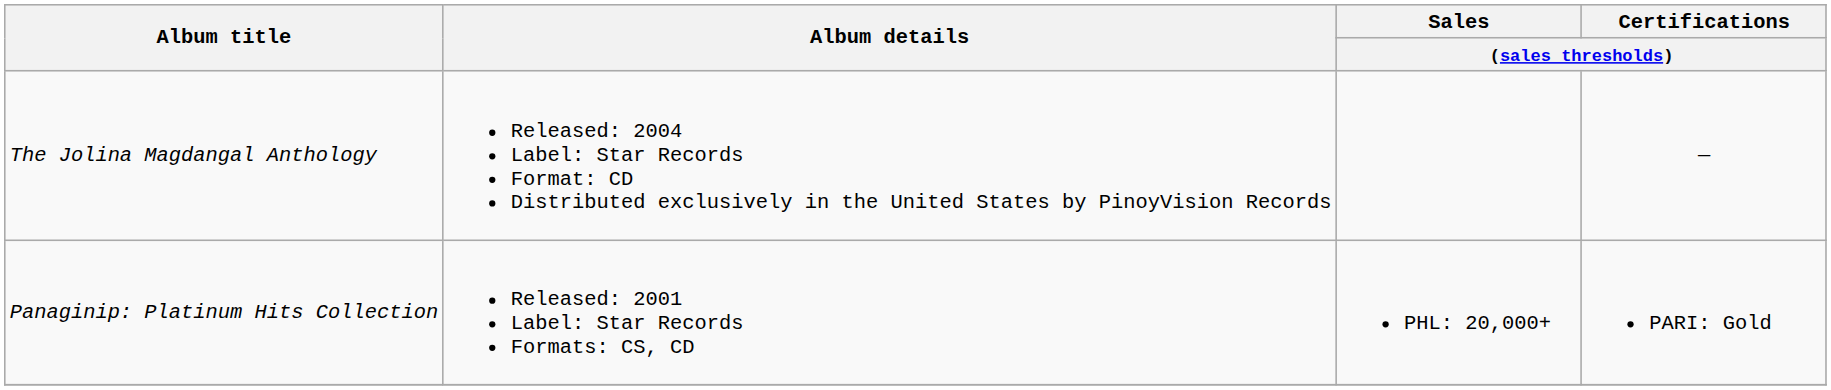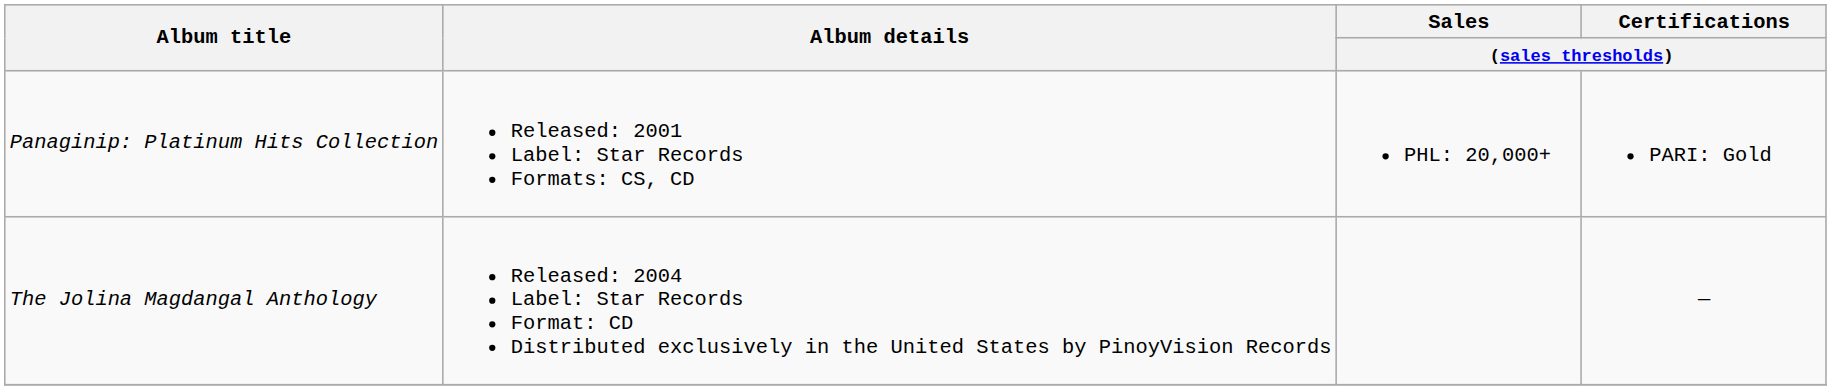rows swapped: (224, 312) <-> (193, 155)
